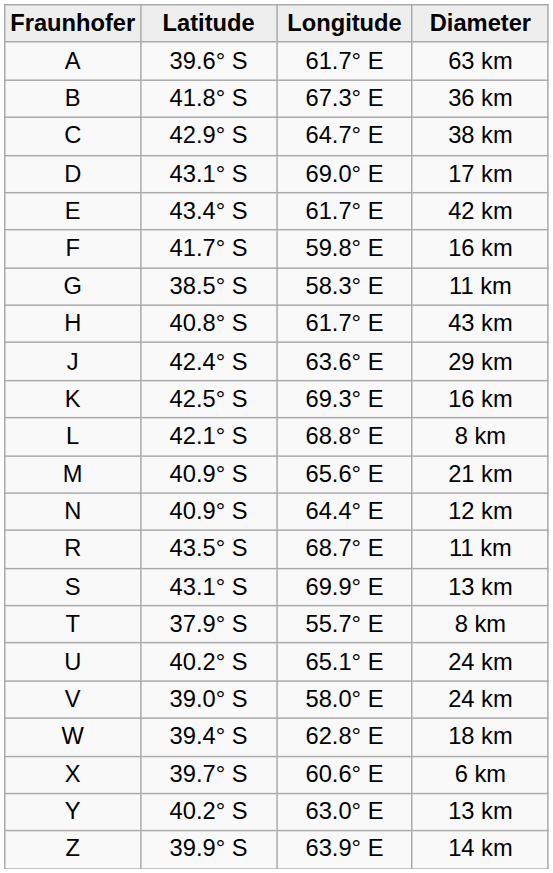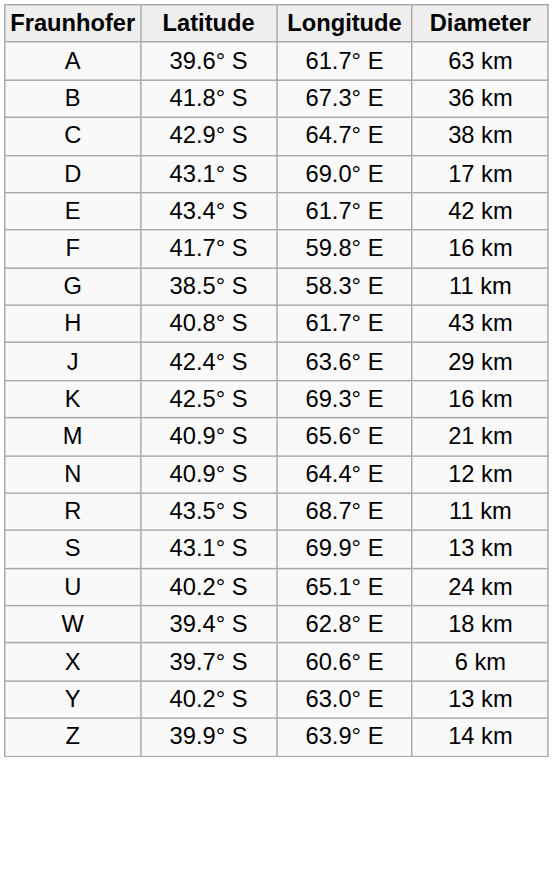- row: (73, 436)
- row: (73, 624)
- row: (73, 699)
